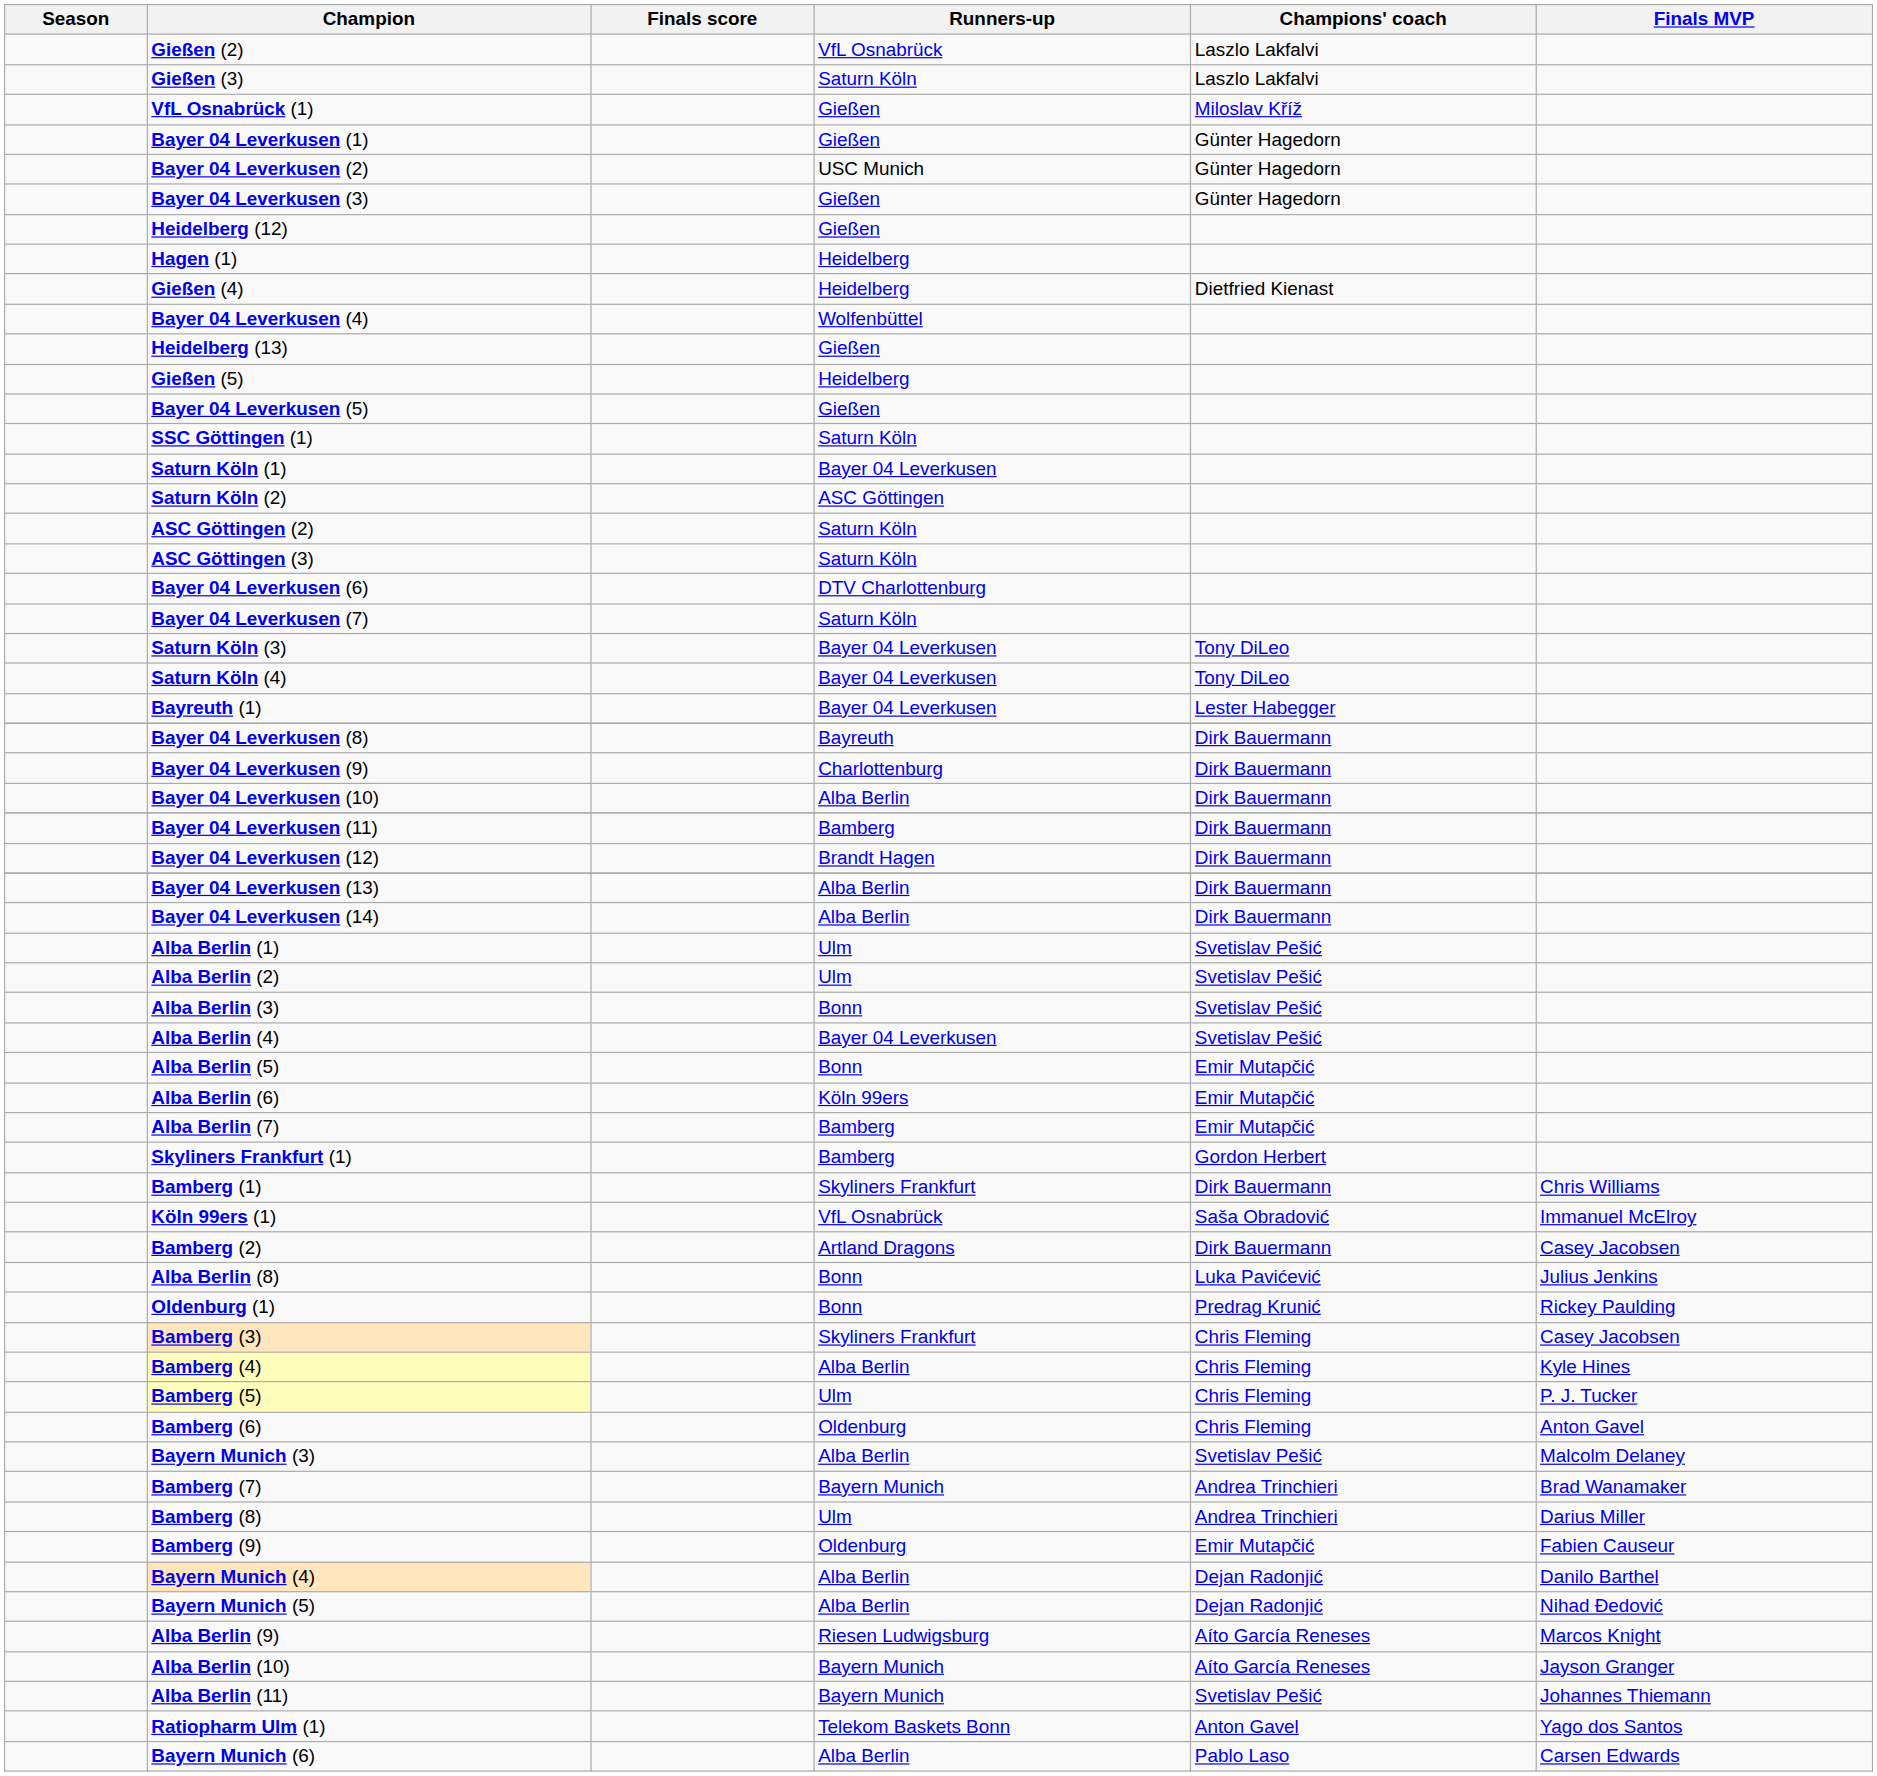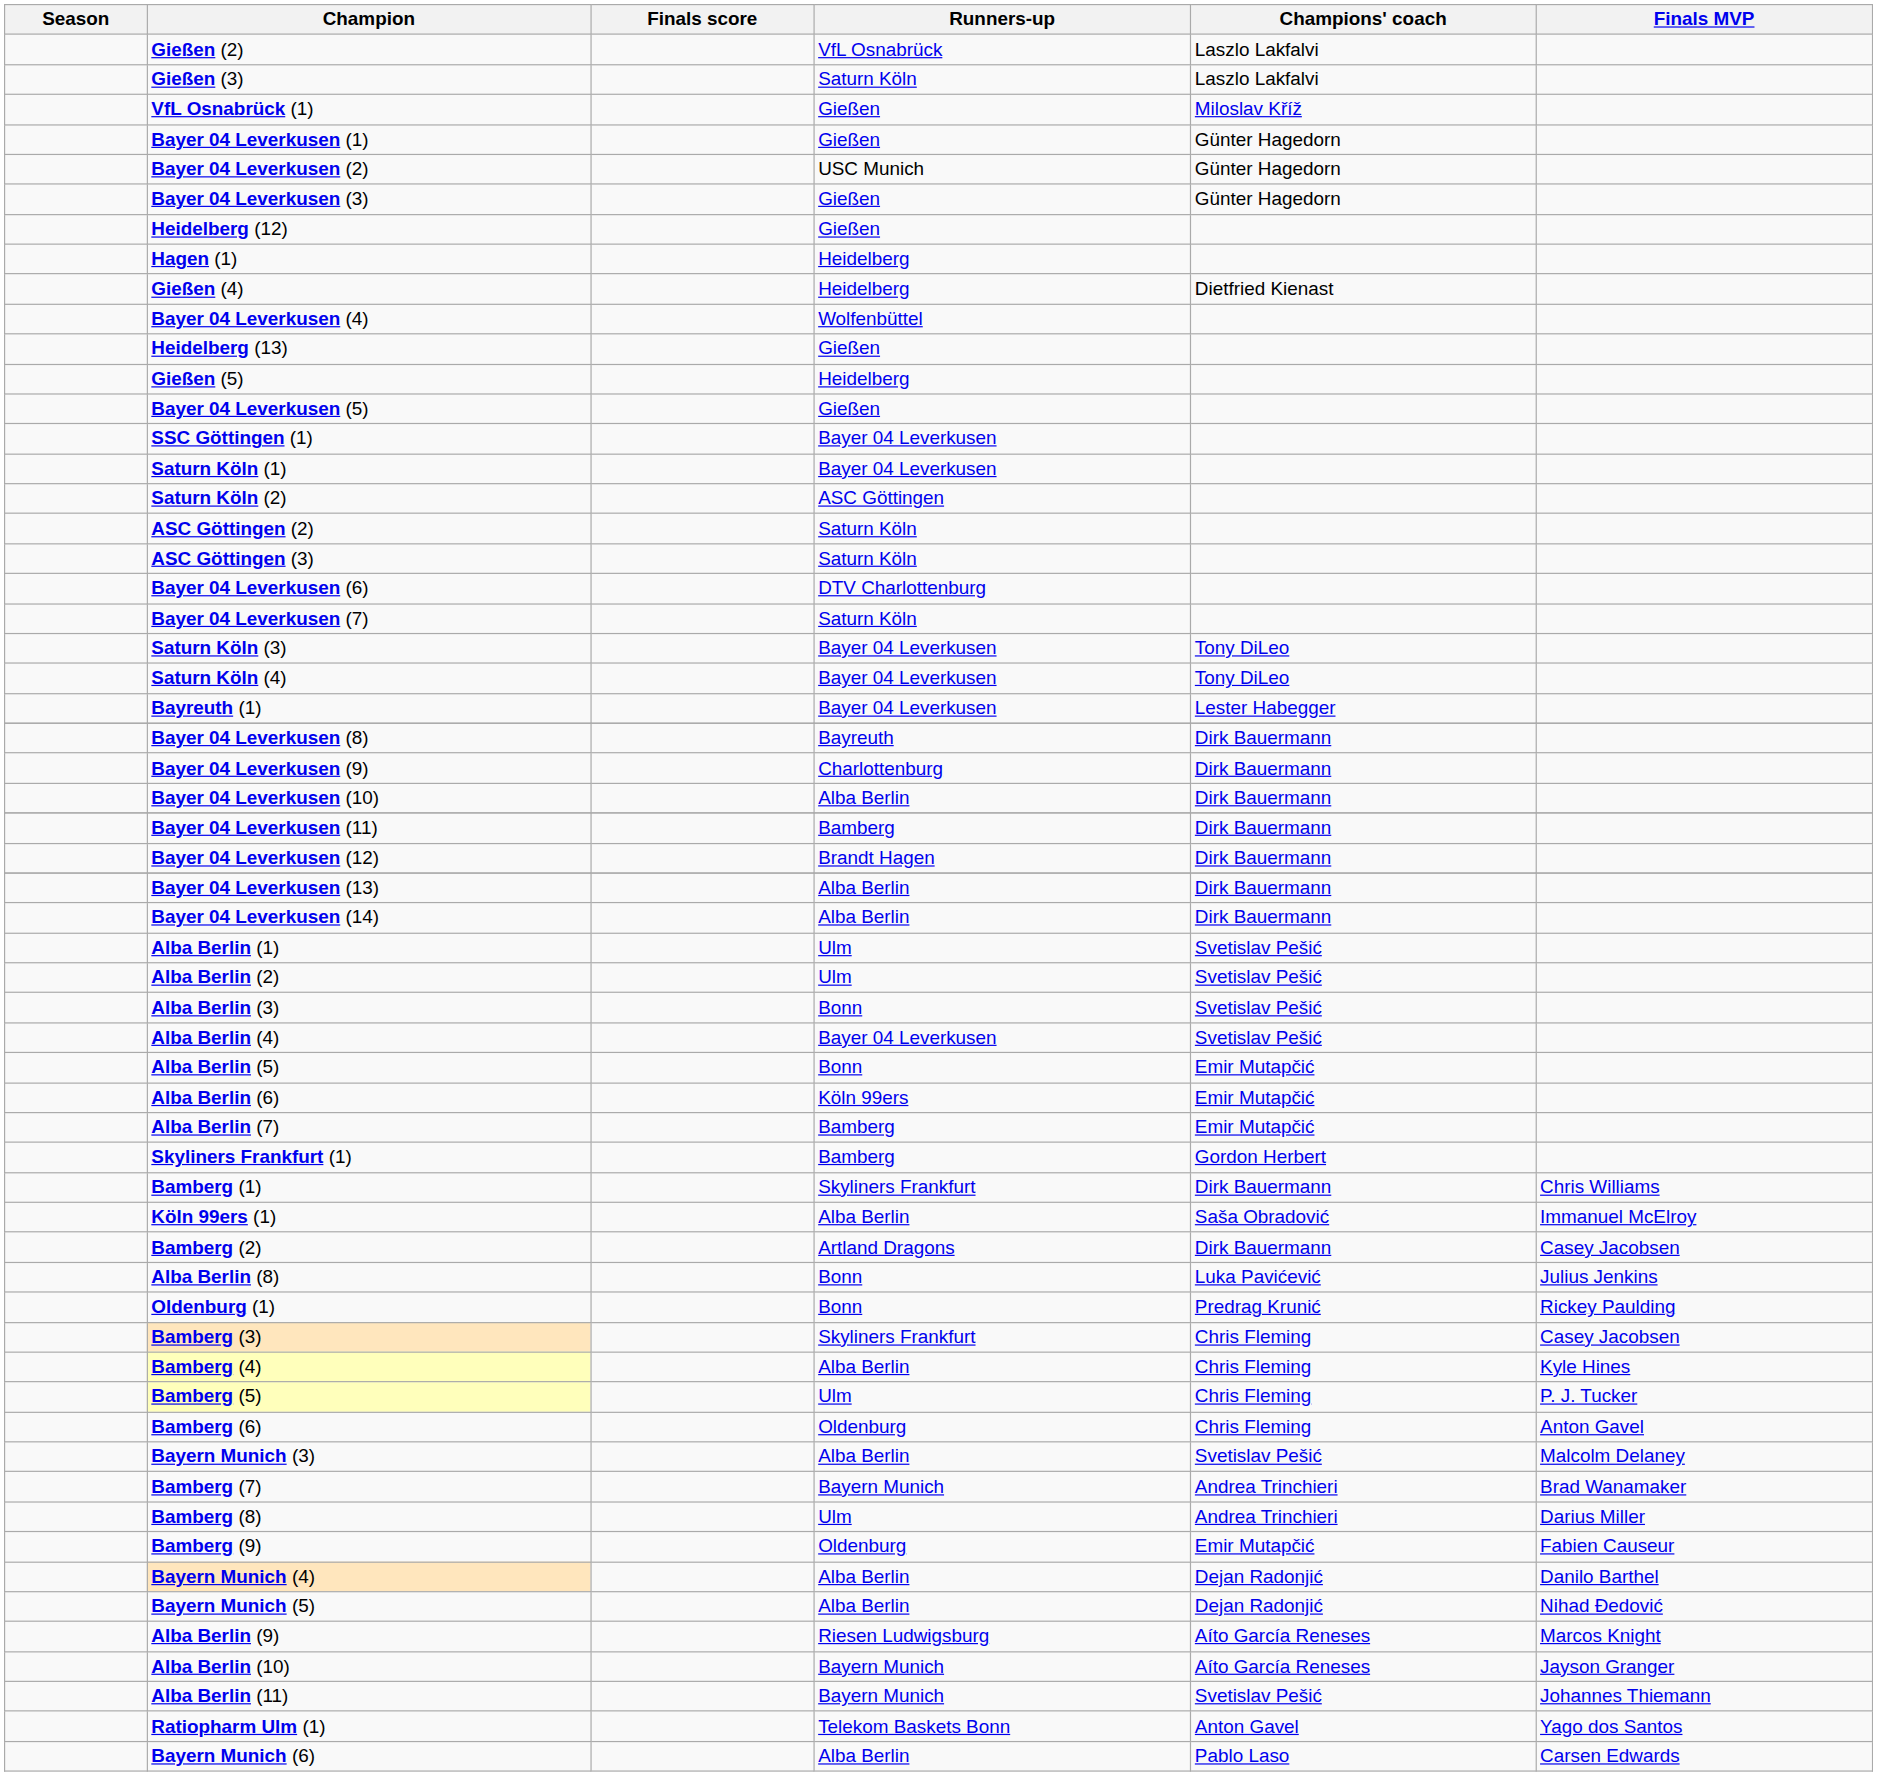(867, 438) Saturn Köln -> (907, 438) Bayer 04 Leverkusen
(880, 1217) VfL Osnabrück -> (864, 1217) Alba Berlin
